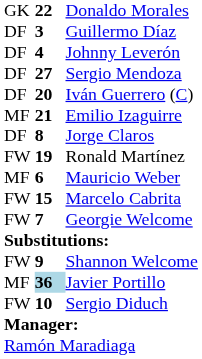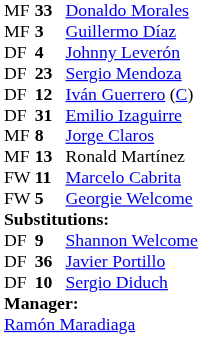(17, 10) GK -> (17, 10) MF
(44, 10) 22 -> (44, 10) 33
(15, 31) DF -> (17, 31) MF
(44, 73) 27 -> (44, 73) 23
(44, 93) 20 -> (44, 93) 12
(17, 114) MF -> (15, 114) DF
(44, 114) 21 -> (44, 114) 31
(15, 135) DF -> (17, 135) MF
(17, 156) FW -> (17, 156) MF
(44, 156) 19 -> (44, 156) 13
- row: (123, 177)
(44, 198) 15 -> (43, 177) 11
(39, 219) 7 -> (39, 198) 5
(17, 261) FW -> (15, 240) DF
(17, 282) MF -> (15, 261) DF
(44, 282) lightblue background -> (44, 261) no background
(17, 303) FW -> (15, 282) DF
